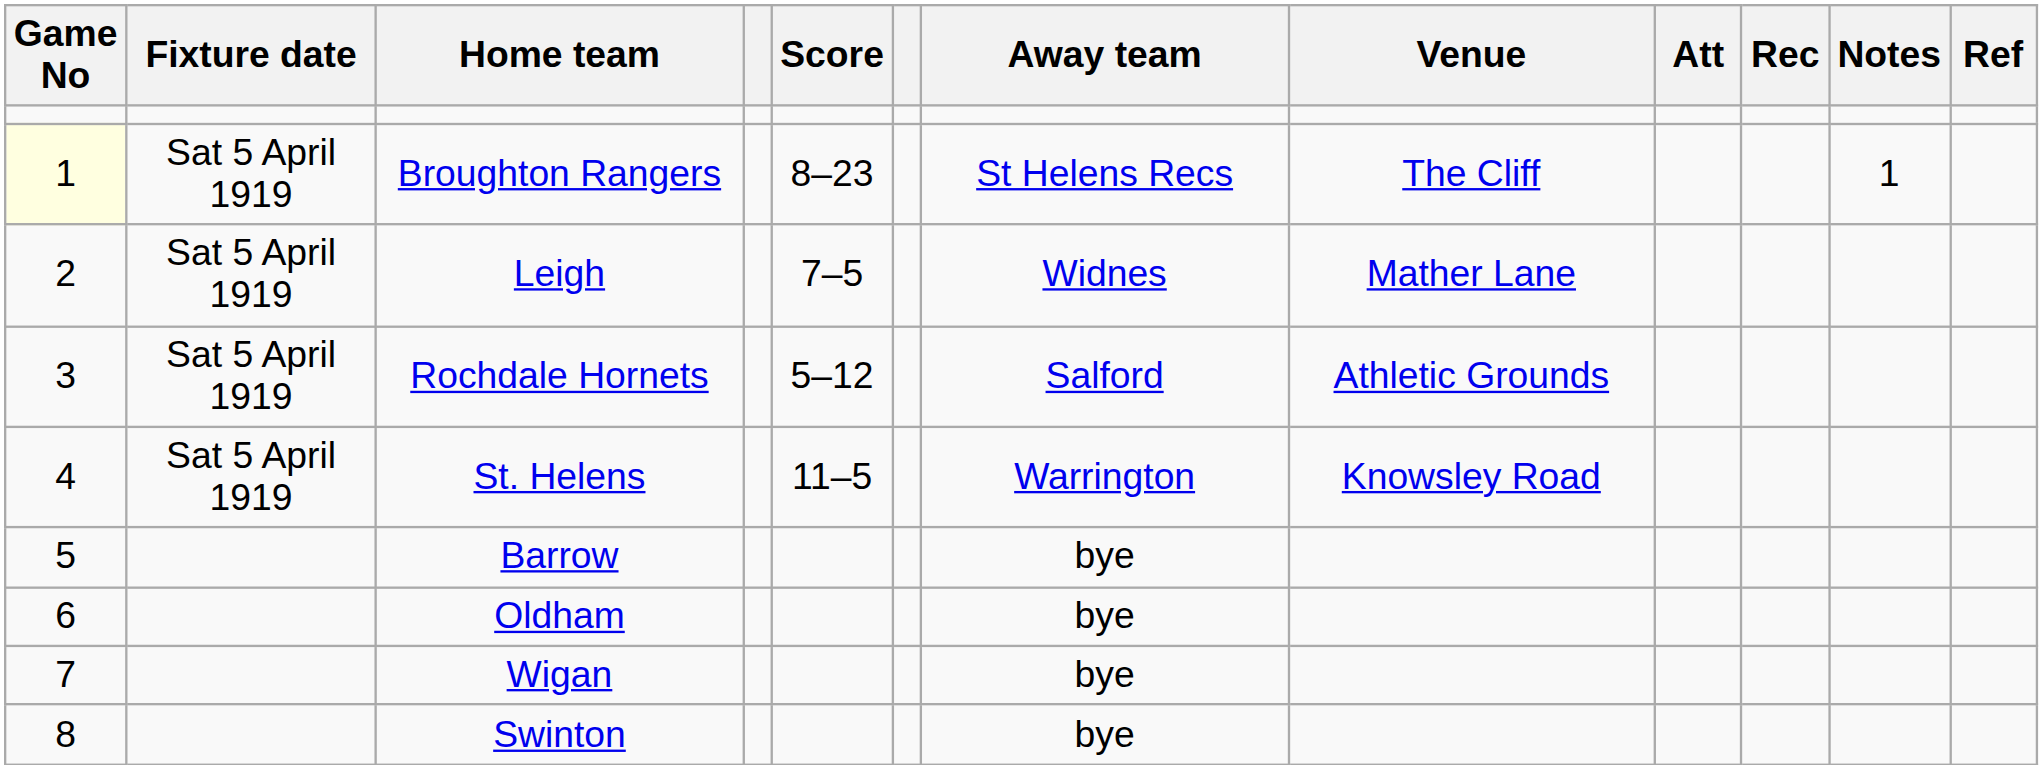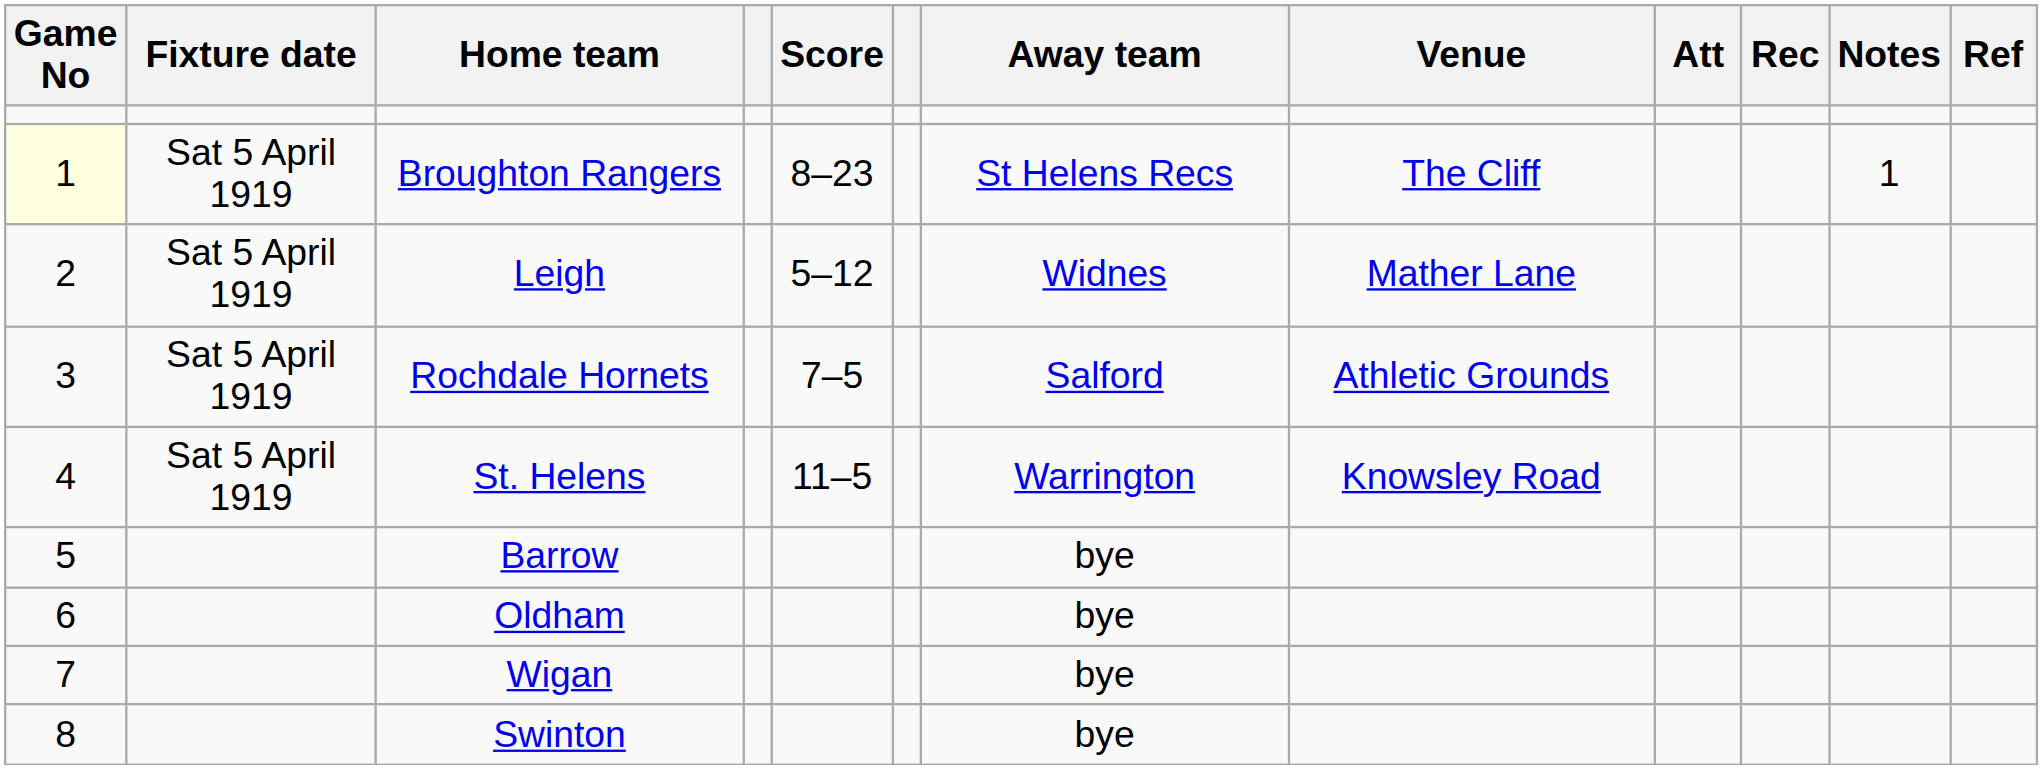(832, 274) 7–5 -> (832, 274) 5–12
(832, 375) 5–12 -> (832, 375) 7–5
